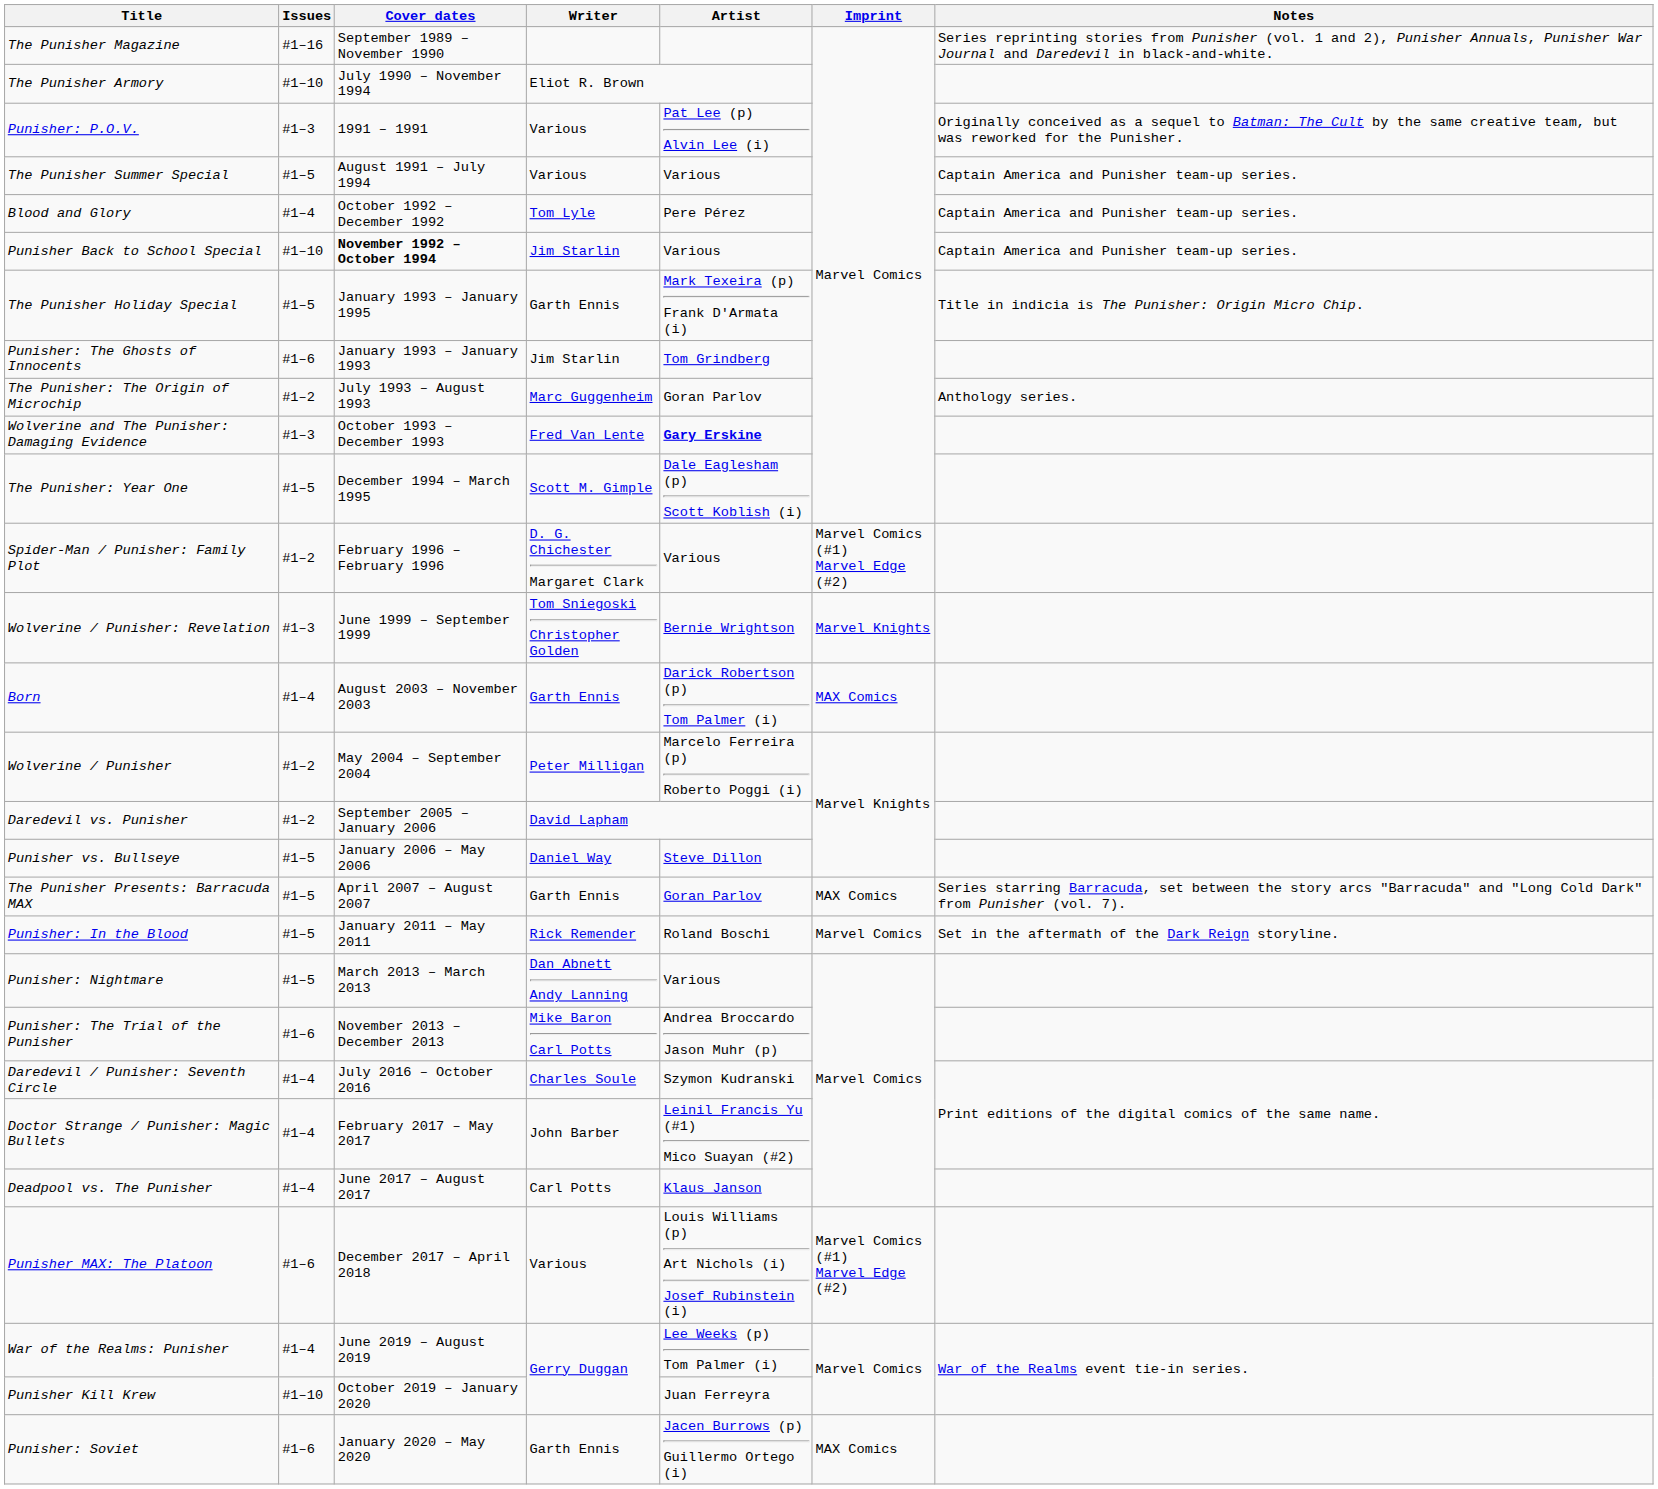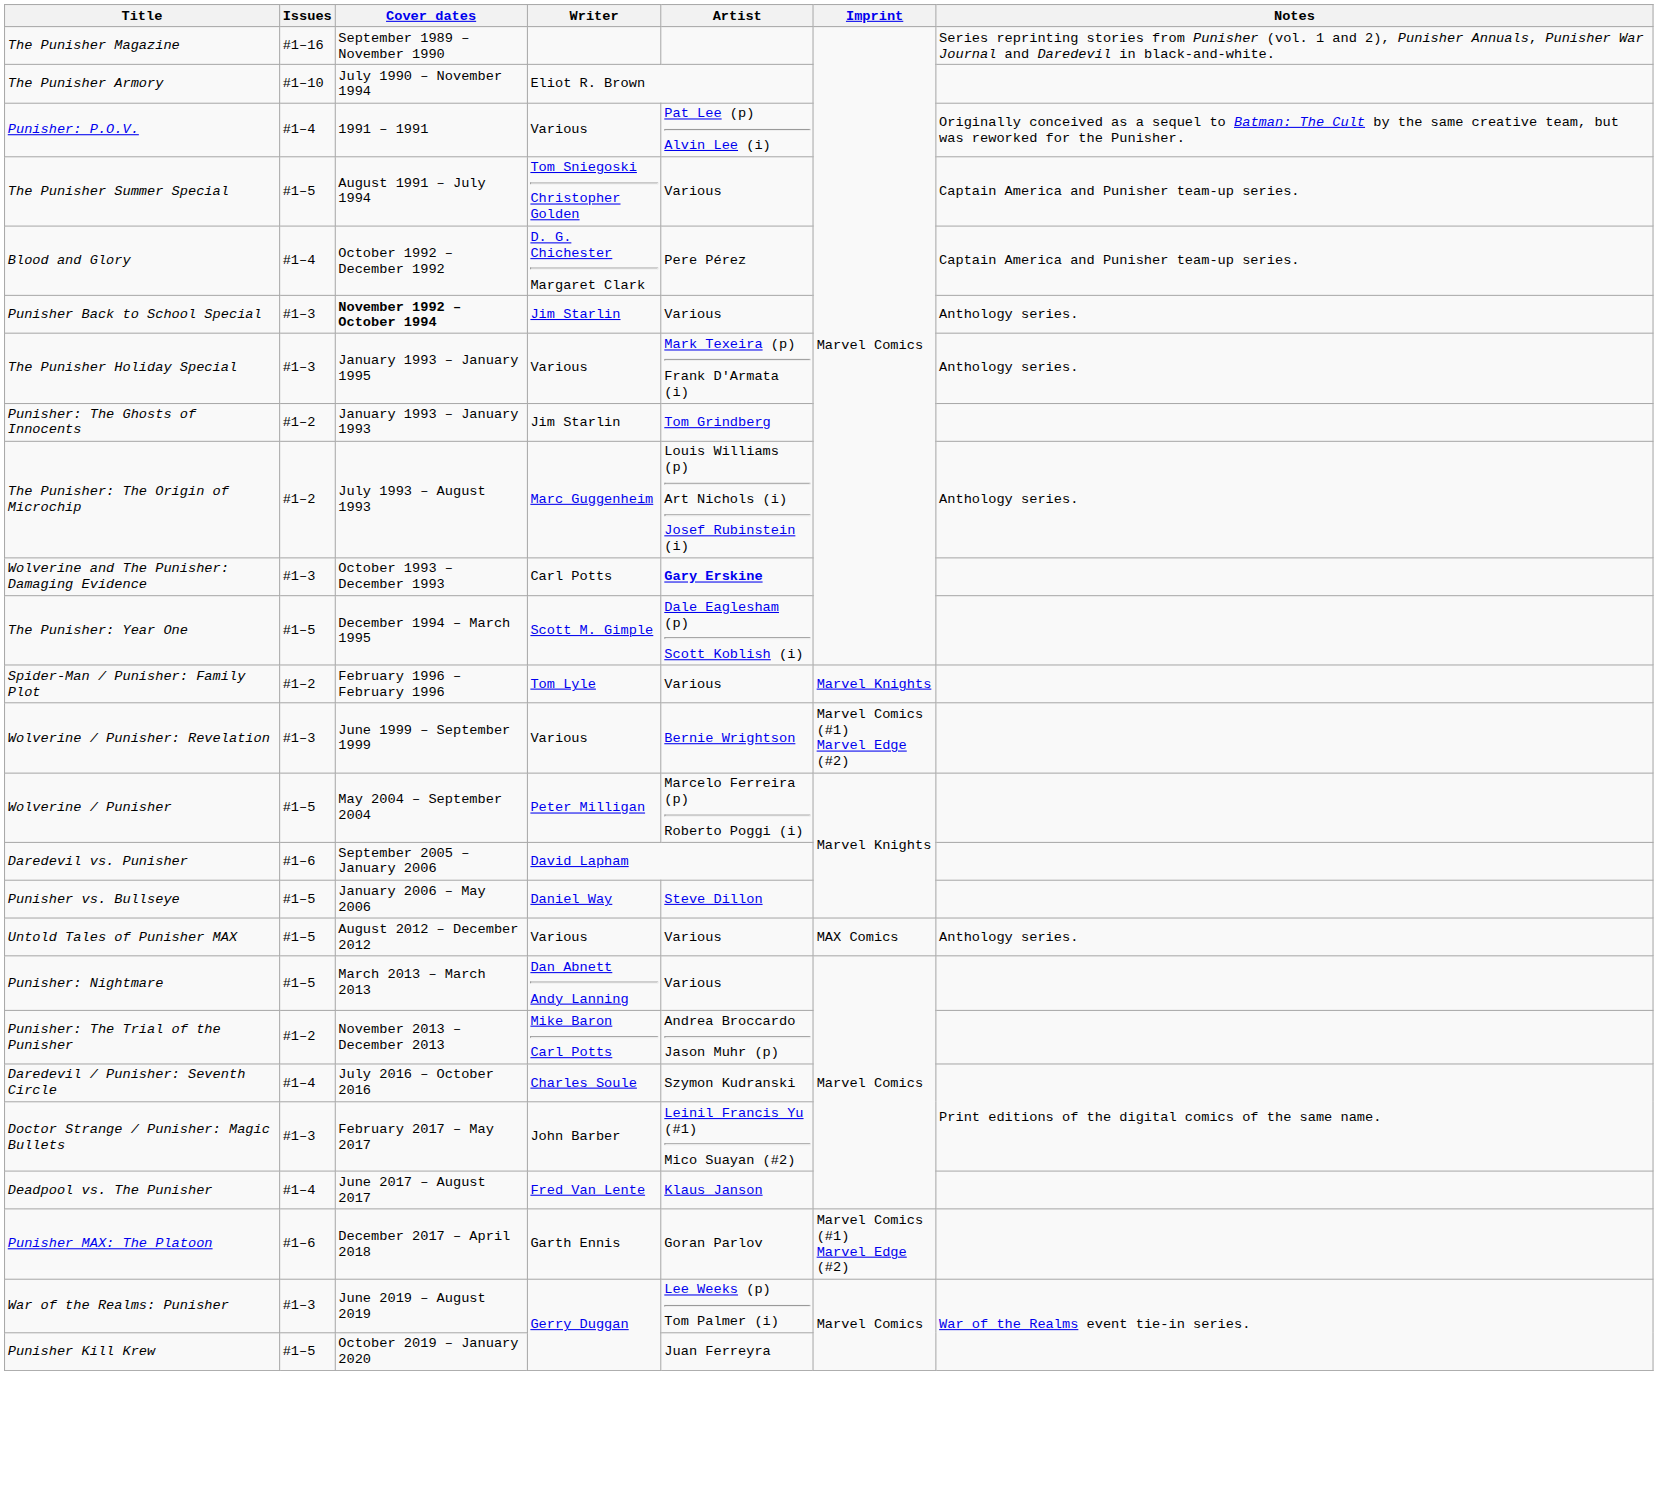(299, 130) #1–3 -> (299, 130) #1–4
(558, 176) Various -> (594, 191) Tom Sniegoski Christopher Golden
(562, 214) Tom Lyle -> (594, 261) D. G. Chichester Margaret Clark
(303, 252) #1–10 -> (299, 315) #1–3
(1118, 252) Captain America and Punisher team-up series. -> (1009, 315) Anthology series.
(299, 305) #1–5 -> (299, 368) #1–3
(575, 305) Garth Ennis -> (559, 368) Various
(1151, 305) Title in indicia is The Punisher: Origin Micro Chip. -> (1009, 368) Anthology series.
(299, 359) #1–6 -> (299, 422) #1–2
(713, 397) Goran Parlov -> (737, 499) Louis Williams (p) Art Nichols (i) Josef Rubinstein (i)
(587, 435) Fred Van Lente -> (571, 577) Carl Potts
(593, 558) D. G. Chichester Margaret Clark -> (563, 684) Tom Lyle
(869, 558) Marvel Comics (#1) Marvel Edge (#2) -> (874, 684) Marvel Knights
(593, 628) Tom Sniegoski Christopher Golden -> (559, 738) Various
(873, 628) Marvel Knights -> (870, 738) Marvel Comics (#1) Marvel Edge (#2)
- row: (24, 697)
(299, 767) #1–2 -> (299, 807) #1–5
(299, 820) #1–2 -> (299, 861) #1–6
- row: (139, 896)
- row: (98, 934)
+ row: (122, 937)
(299, 1034) #1–6 -> (299, 1037) #1–2
(299, 1134) #1–4 -> (299, 1136) #1–3
(571, 1187) Carl Potts -> (588, 1190) Fred Van Lente
(558, 1265) Various -> (575, 1244) Garth Ennis
(736, 1265) Louis Williams (p) Art Nichols (i) Josef Rubinstein (i) -> (713, 1244) Goran Parlov
(299, 1350) #1–4 -> (299, 1306) #1–3
(303, 1396) #1–10 -> (299, 1351) #1–5
- row: (73, 1450)
